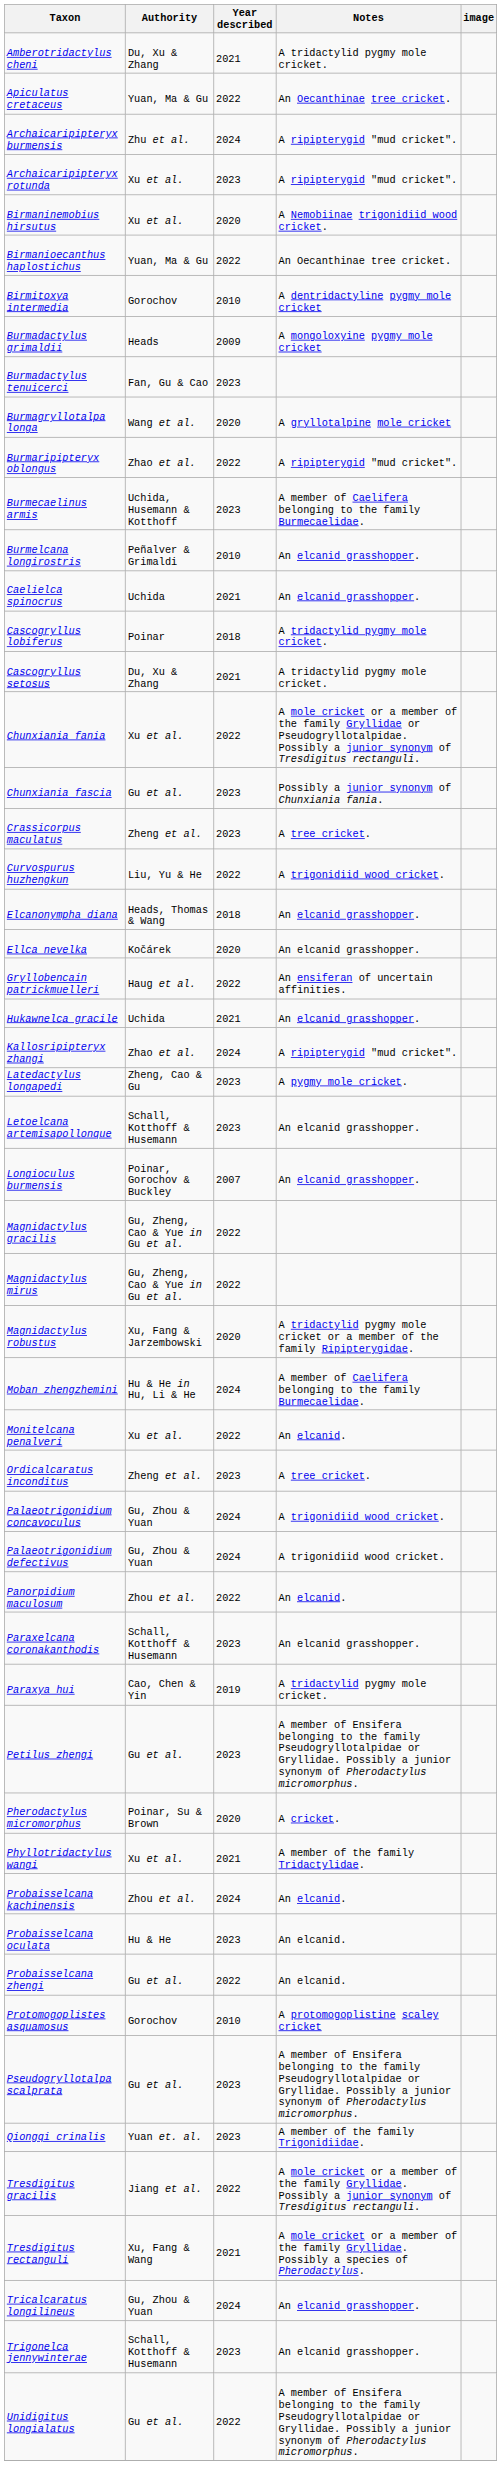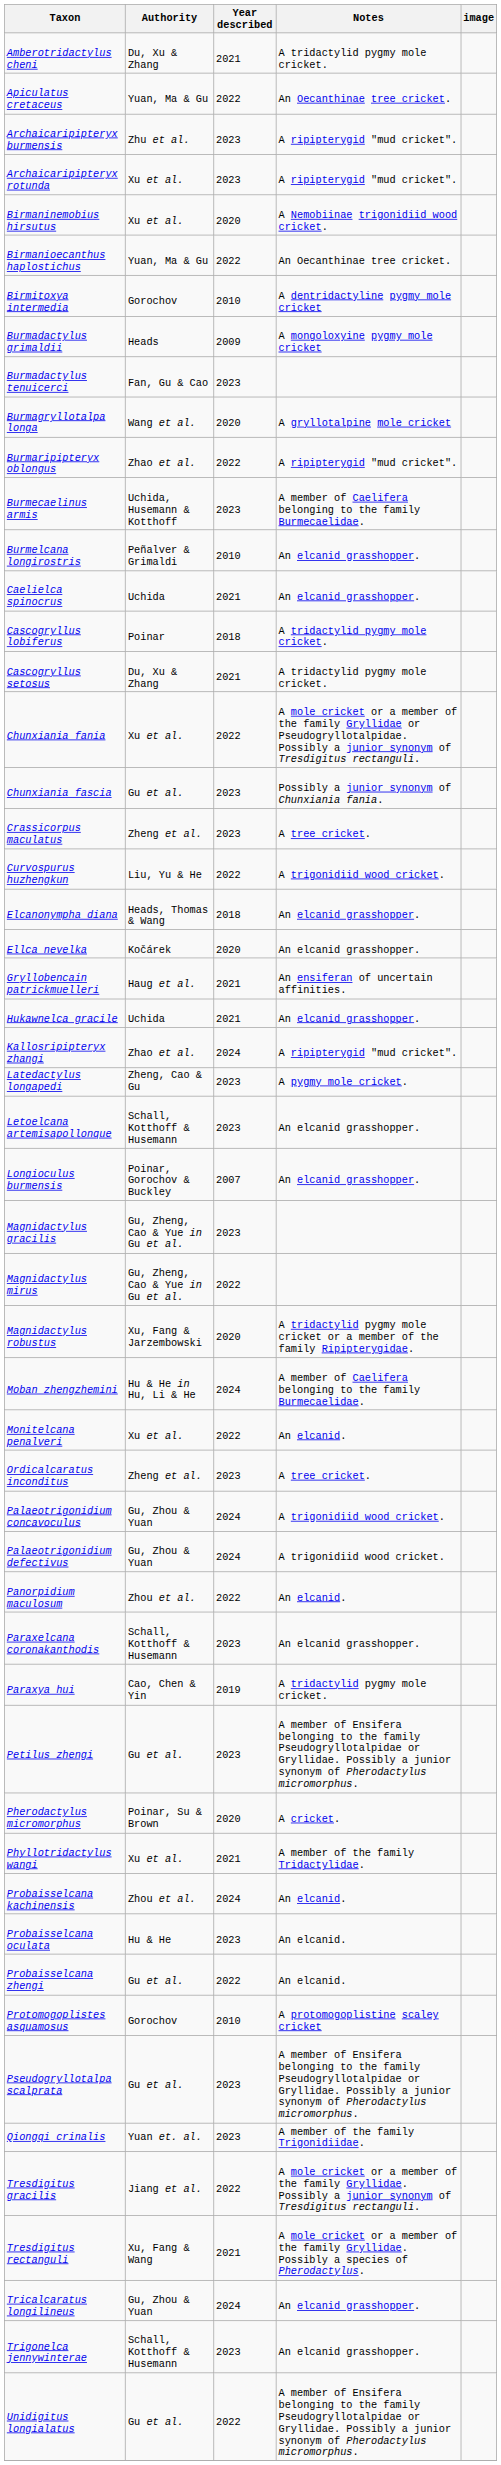(228, 140) 2024 -> (228, 140) 2023
(228, 984) 2022 -> (228, 984) 2021
(228, 1233) 2022 -> (228, 1233) 2023
